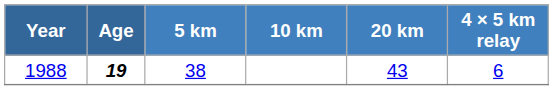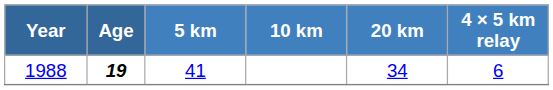(195, 70) 38 -> (195, 70) 41
(397, 70) 43 -> (397, 70) 34
